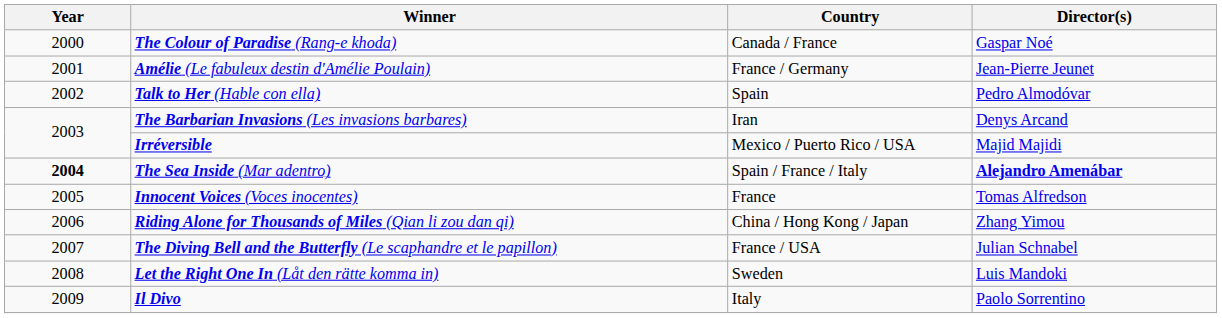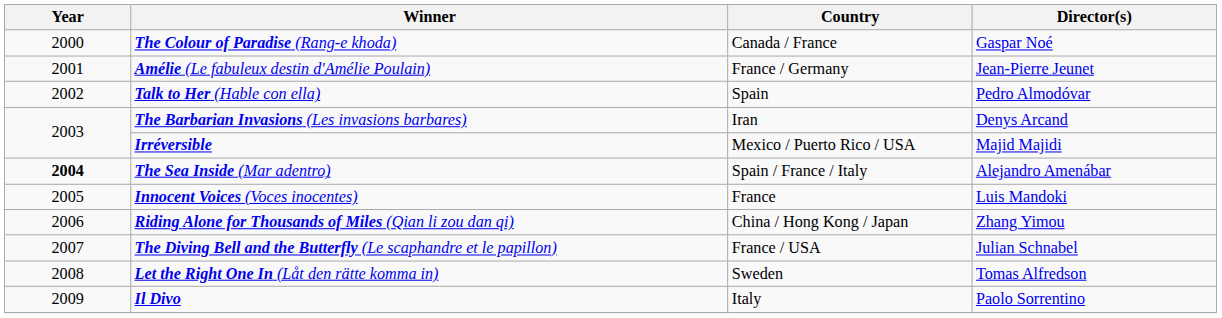(1049, 171) bold -> (1043, 171) normal
(1031, 196) Tomas Alfredson -> (1021, 196) Luis Mandoki
(1021, 273) Luis Mandoki -> (1031, 273) Tomas Alfredson
